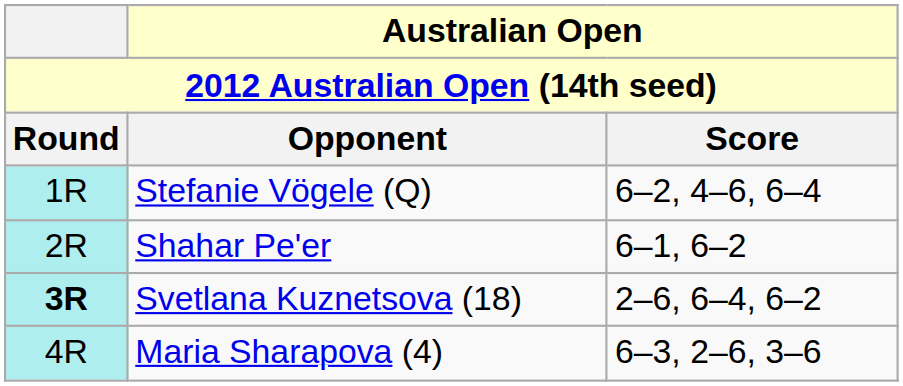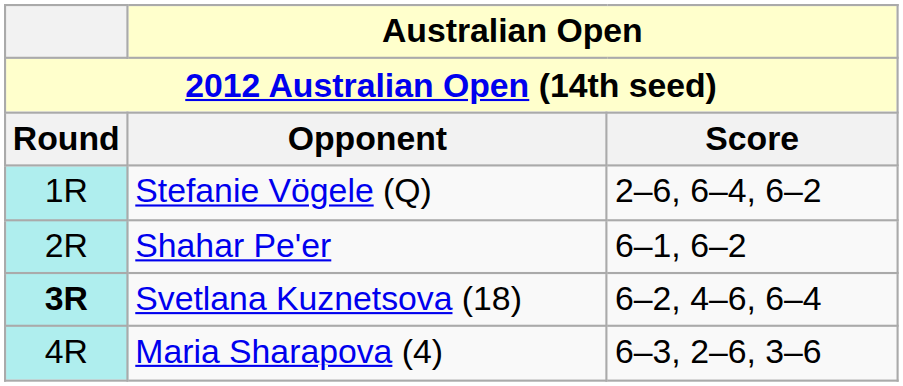(718, 191) 6–2, 4–6, 6–4 -> (718, 191) 2–6, 6–4, 6–2
(718, 298) 2–6, 6–4, 6–2 -> (718, 298) 6–2, 4–6, 6–4
